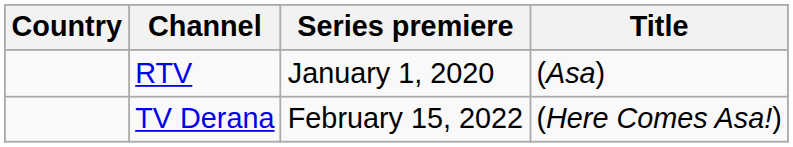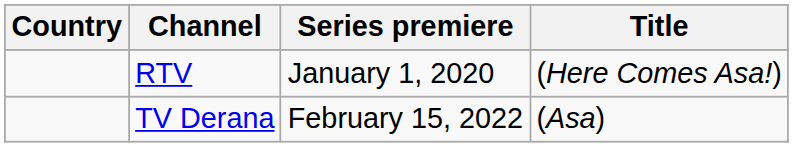(571, 73) (Asa) -> (659, 73) (Here Comes Asa!)
(659, 118) (Here Comes Asa!) -> (571, 118) (Asa)
